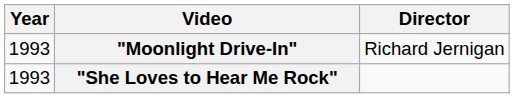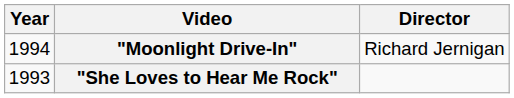(30, 48) 1993 -> (30, 48) 1994
